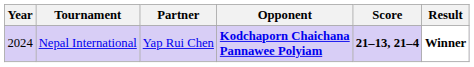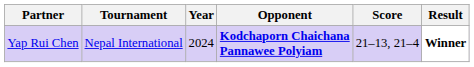columns swapped: (20, 15) <-> (178, 15)
(387, 43) bold -> (387, 43) normal
